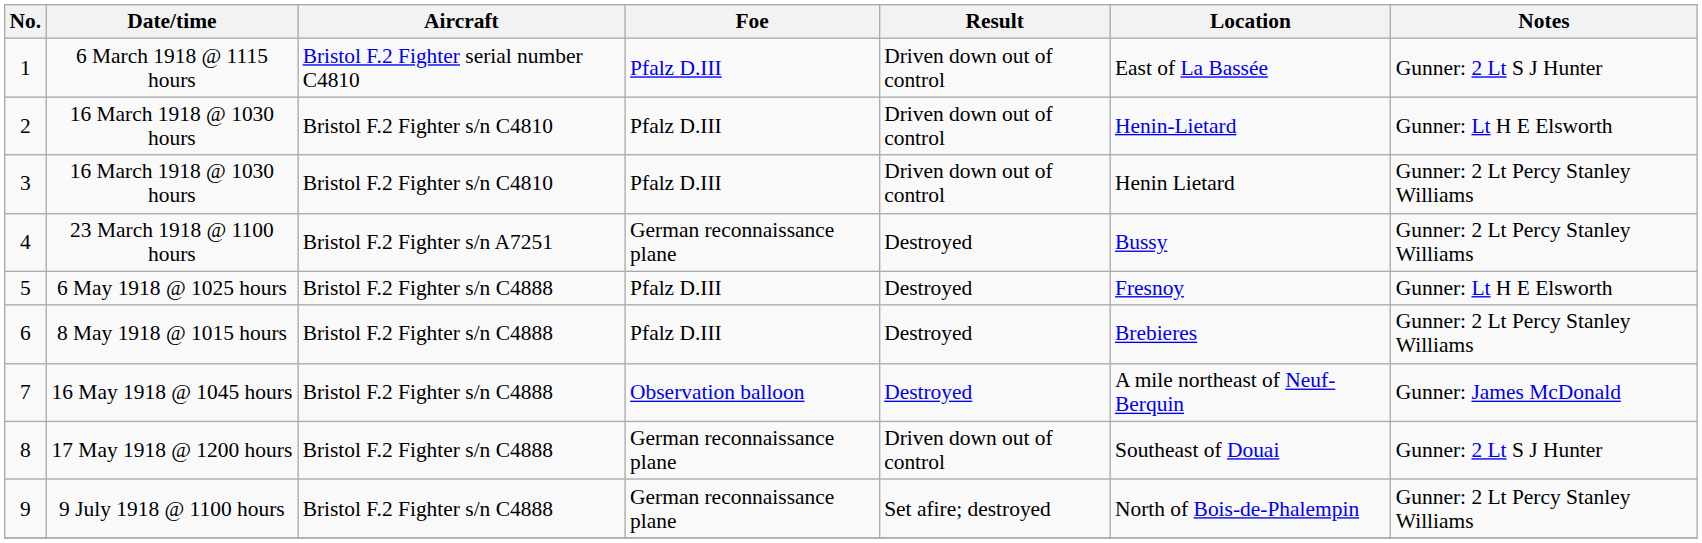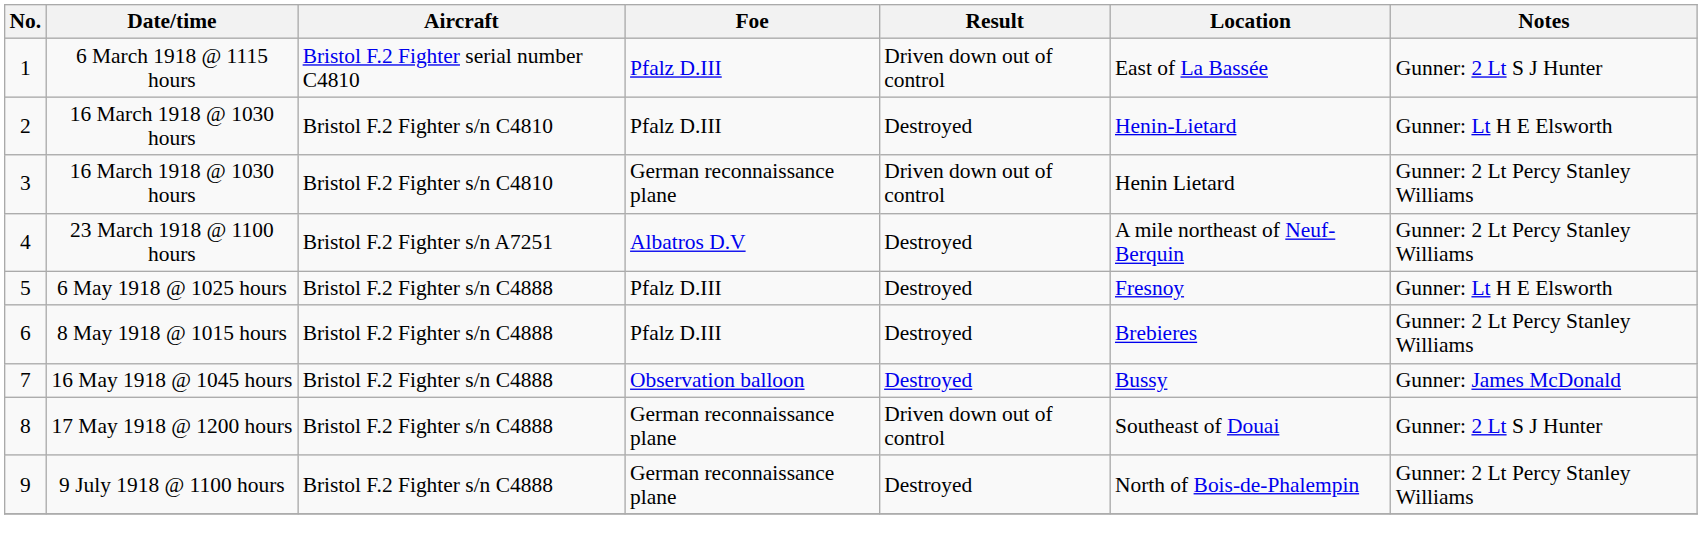(968, 125) Driven down out of control -> (928, 125) Destroyed
(676, 183) Pfalz D.III -> (732, 183) German reconnaissance plane
(732, 241) German reconnaissance plane -> (688, 241) Albatros D.V
(1141, 241) Bussy -> (1225, 241) A mile northeast of Neuf-Berquin
(1225, 392) A mile northeast of Neuf-Berquin -> (1141, 380) Bussy
(968, 508) Set afire; destroyed -> (928, 484) Destroyed
